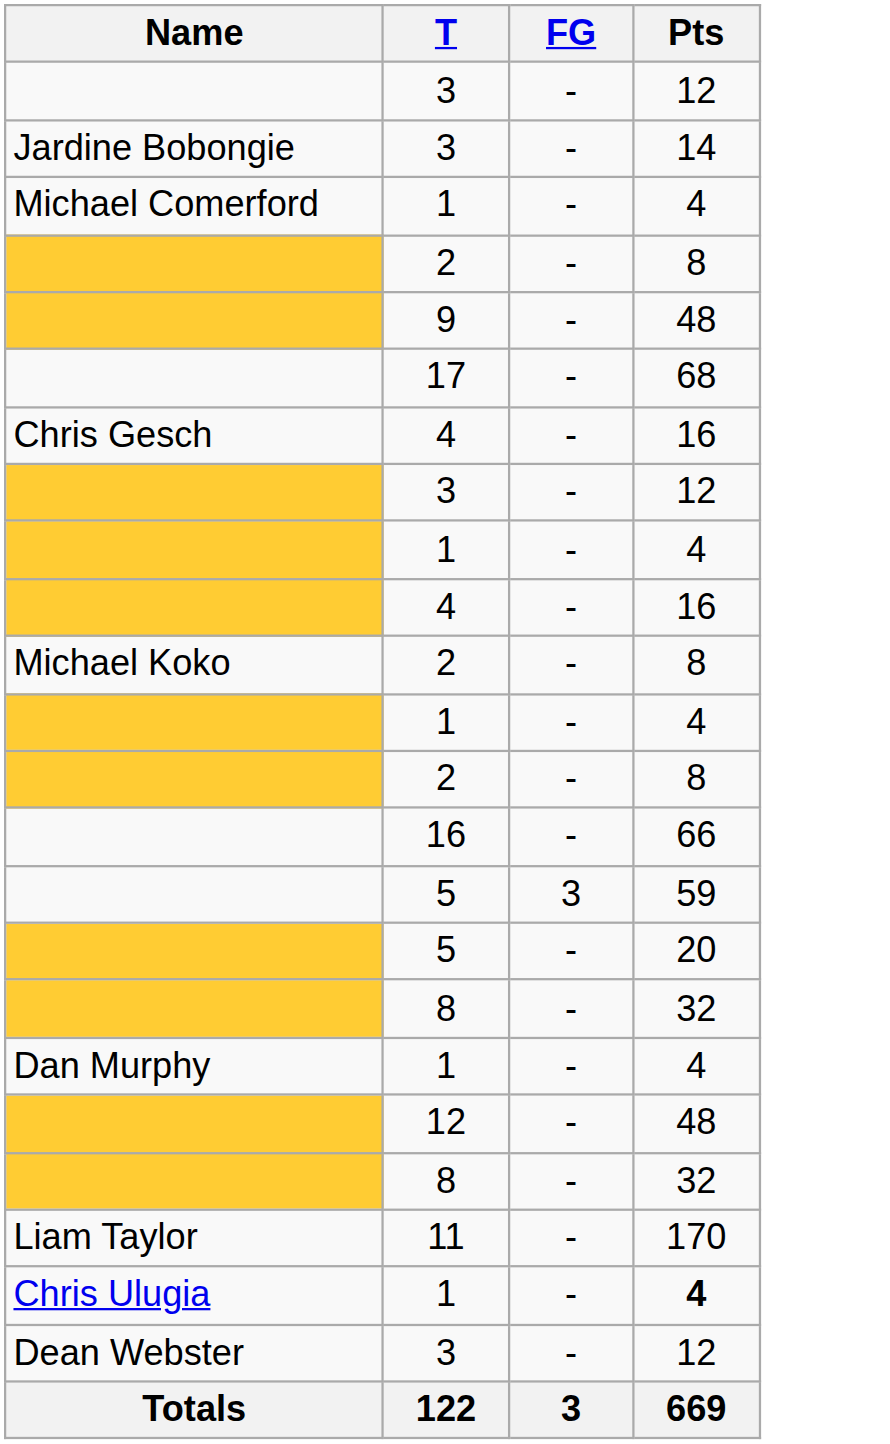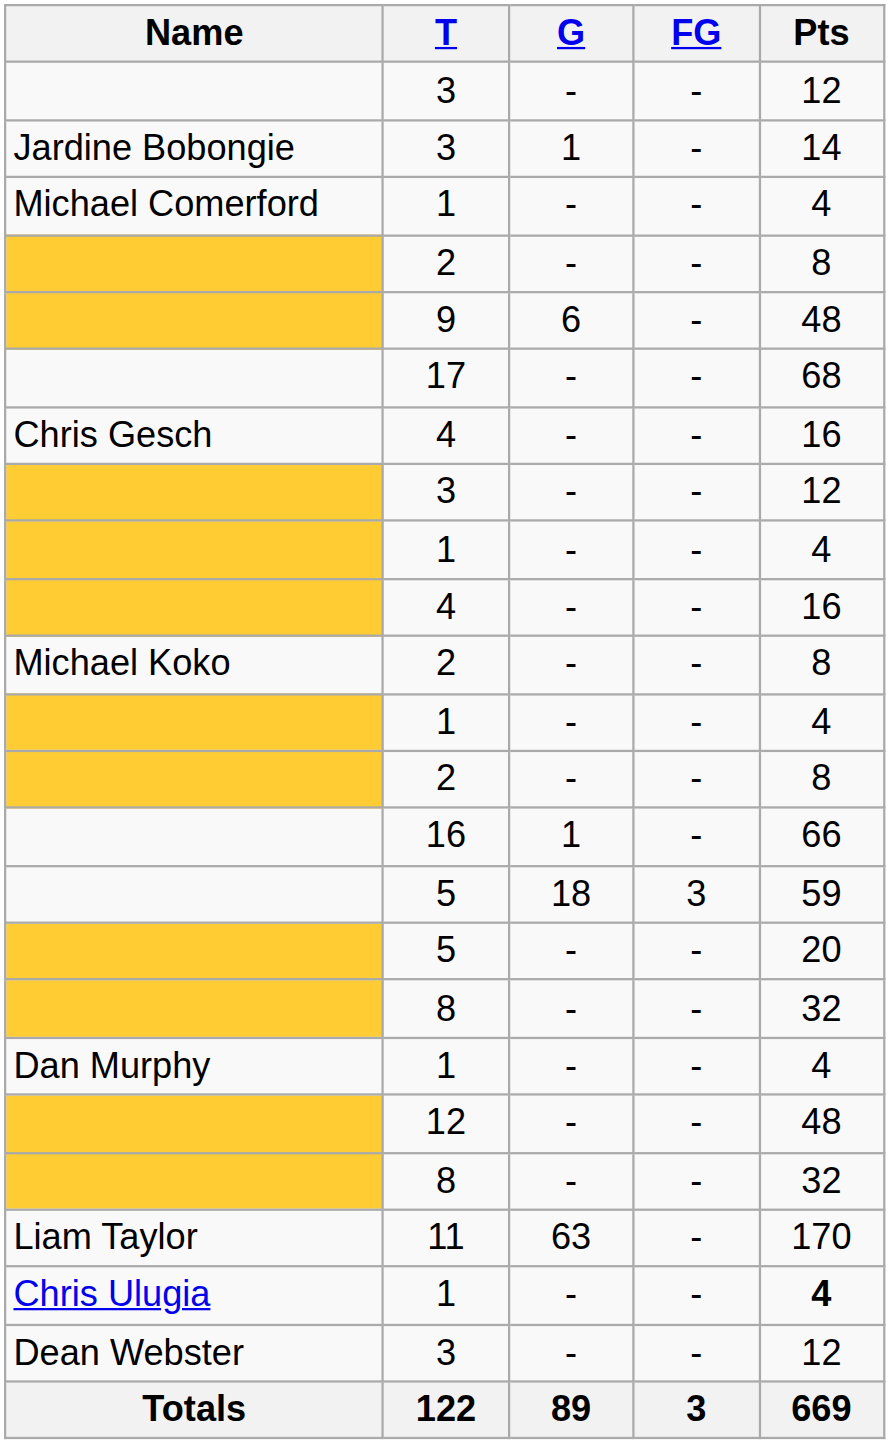+ column: (571, 33)
